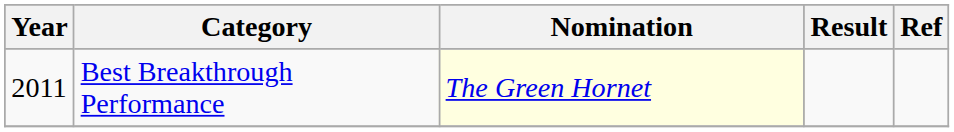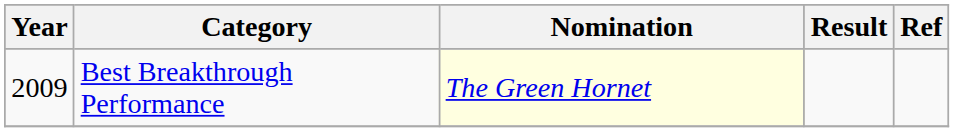(39, 87) 2011 -> (40, 87) 2009
